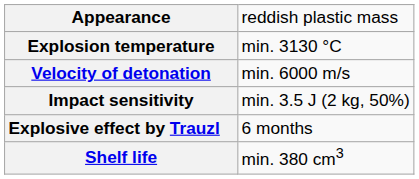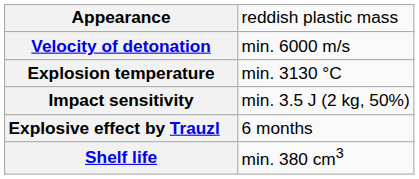rows swapped: (121, 73) <-> (121, 45)
